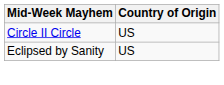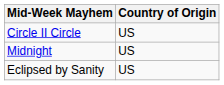+ row: (29, 51)
